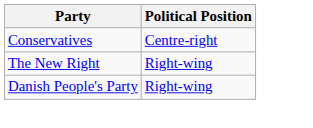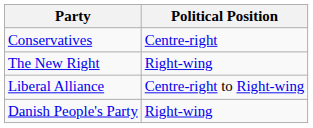+ row: (56, 87)
